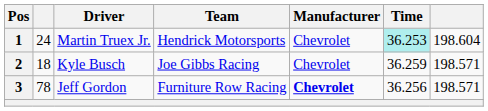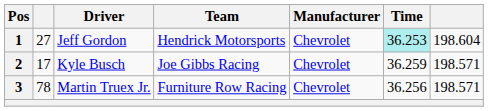(43, 40) 24 -> (43, 40) 27
(104, 40) Martin Truex Jr. -> (92, 40) Jeff Gordon
(43, 64) 18 -> (43, 64) 17
(92, 88) Jeff Gordon -> (104, 88) Martin Truex Jr.
(323, 88) bold -> (322, 88) normal
